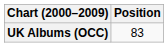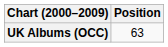(137, 32) 83 -> (137, 32) 63
